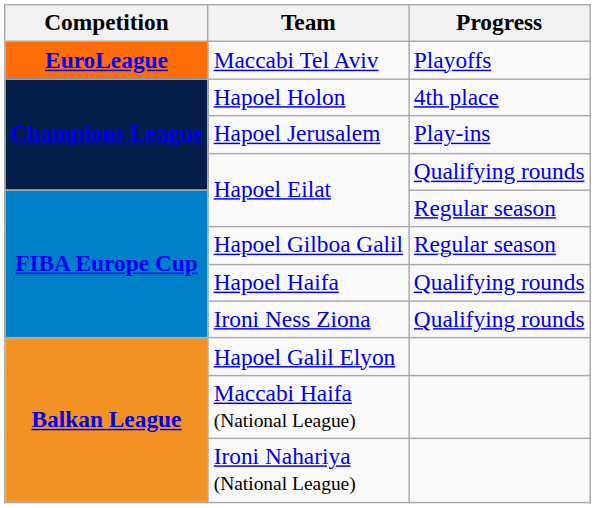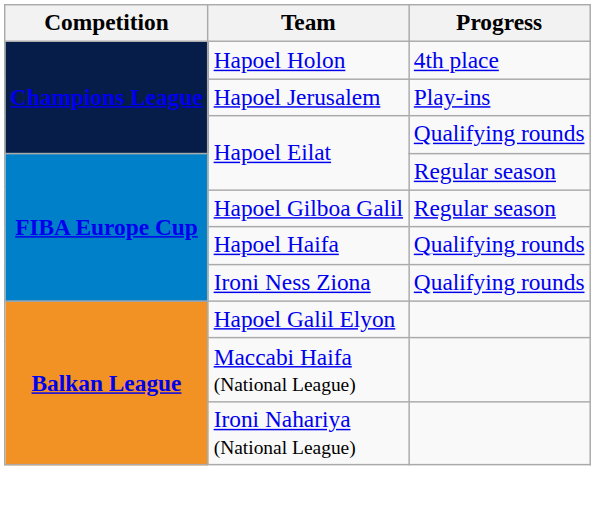- row: (296, 60)
